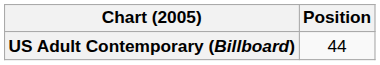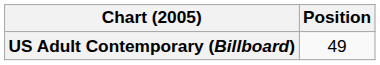(337, 45) 44 -> (337, 45) 49
